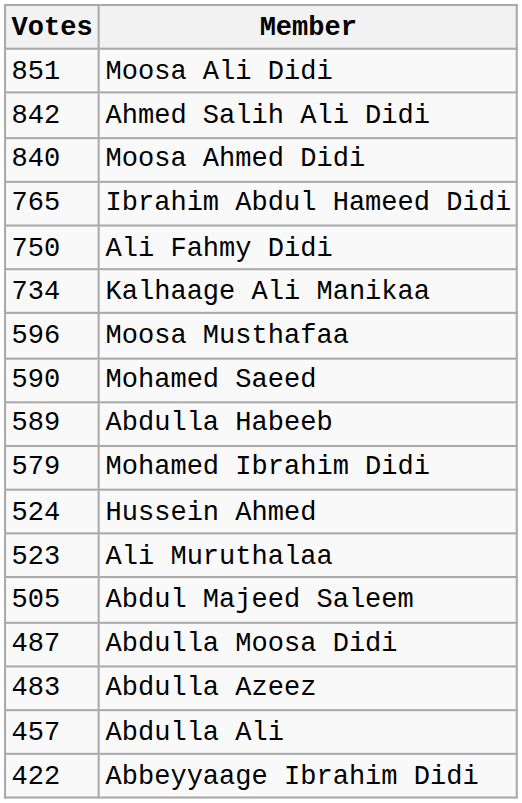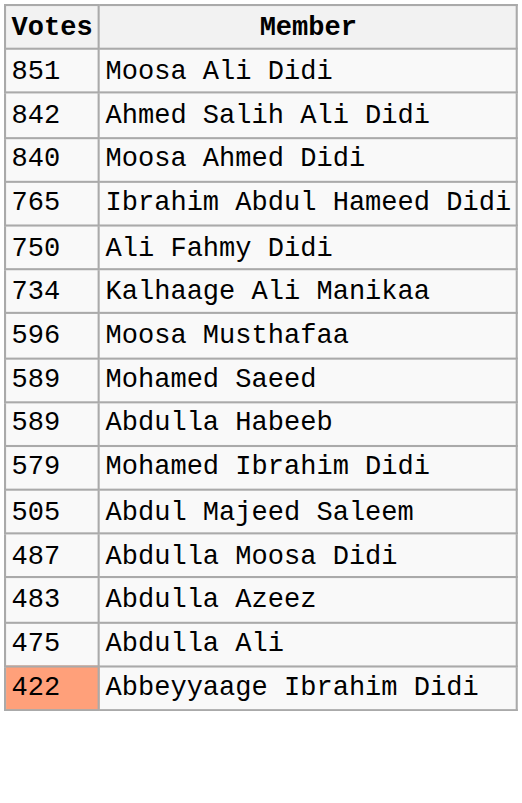(36, 380) 590 -> (36, 380) 589
- row: (211, 512)
- row: (219, 556)
(36, 732) 457 -> (36, 644) 475
(36, 776) no background -> (36, 688) lightsalmon background
